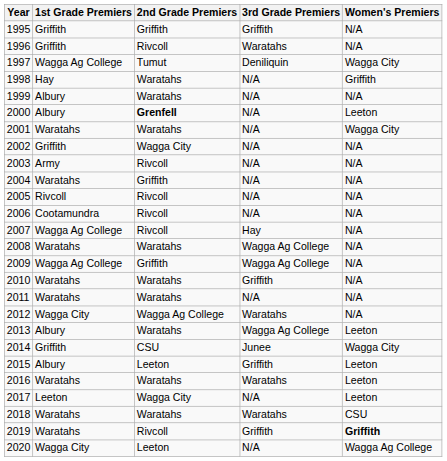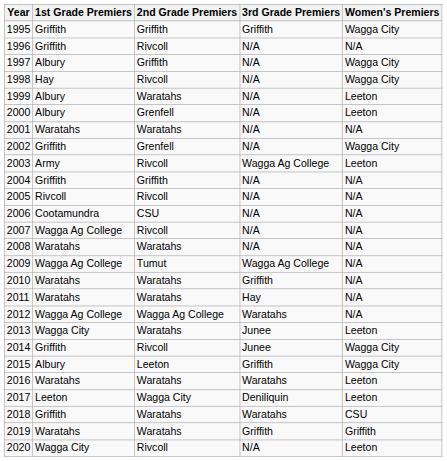(354, 29) N/A -> (372, 29) Wagga City
(264, 46) Waratahs -> (251, 46) N/A
(79, 63) Wagga Ag College -> (50, 63) Albury
(152, 63) Tumut -> (152, 63) Griffith
(265, 63) Deniliquin -> (251, 63) N/A
(159, 79) Waratahs -> (152, 79) Rivcoll
(360, 79) Griffith -> (372, 79) Wagga City
(354, 96) N/A -> (361, 96) Leeton
(157, 113) bold -> (155, 113) normal
(372, 130) Wagga City -> (354, 130) N/A
(164, 146) Wagga City -> (155, 146) Grenfell
(354, 146) N/A -> (372, 146) Wagga City
(251, 163) N/A -> (286, 163) Wagga Ag College
(354, 163) N/A -> (361, 163) Leeton
(58, 180) Waratahs -> (51, 180) Griffith
(152, 213) Rivcoll -> (148, 213) CSU
(251, 230) Hay -> (251, 230) N/A
(286, 247) Wagga Ag College -> (251, 247) N/A
(152, 264) Griffith -> (152, 264) Tumut
(251, 297) N/A -> (251, 297) Hay
(62, 314) Wagga City -> (79, 314) Wagga Ag College
(50, 331) Albury -> (62, 331) Wagga City
(286, 331) Wagga Ag College -> (256, 331) Junee
(148, 347) CSU -> (152, 347) Rivcoll
(361, 364) Leeton -> (372, 364) Wagga City
(251, 398) N/A -> (265, 398) Deniliquin
(58, 414) Waratahs -> (51, 414) Griffith
(152, 431) Rivcoll -> (159, 431) Waratahs
(363, 431) bold -> (360, 431) normal
(153, 448) Leeton -> (152, 448) Rivcoll
(389, 448) Wagga Ag College -> (361, 448) Leeton
